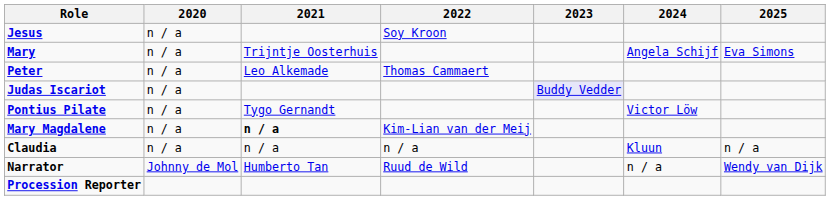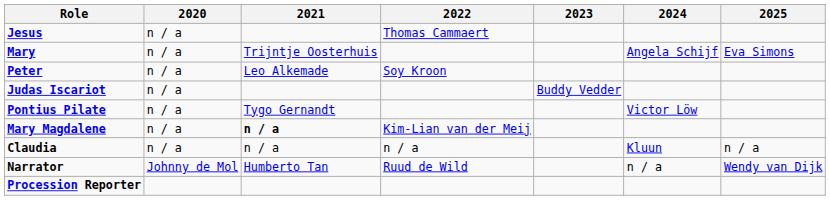(415, 33) Soy Kroon -> (436, 33) Thomas Cammaert
(436, 71) Thomas Cammaert -> (415, 71) Soy Kroon
(579, 90) lavender background -> (579, 90) no background
